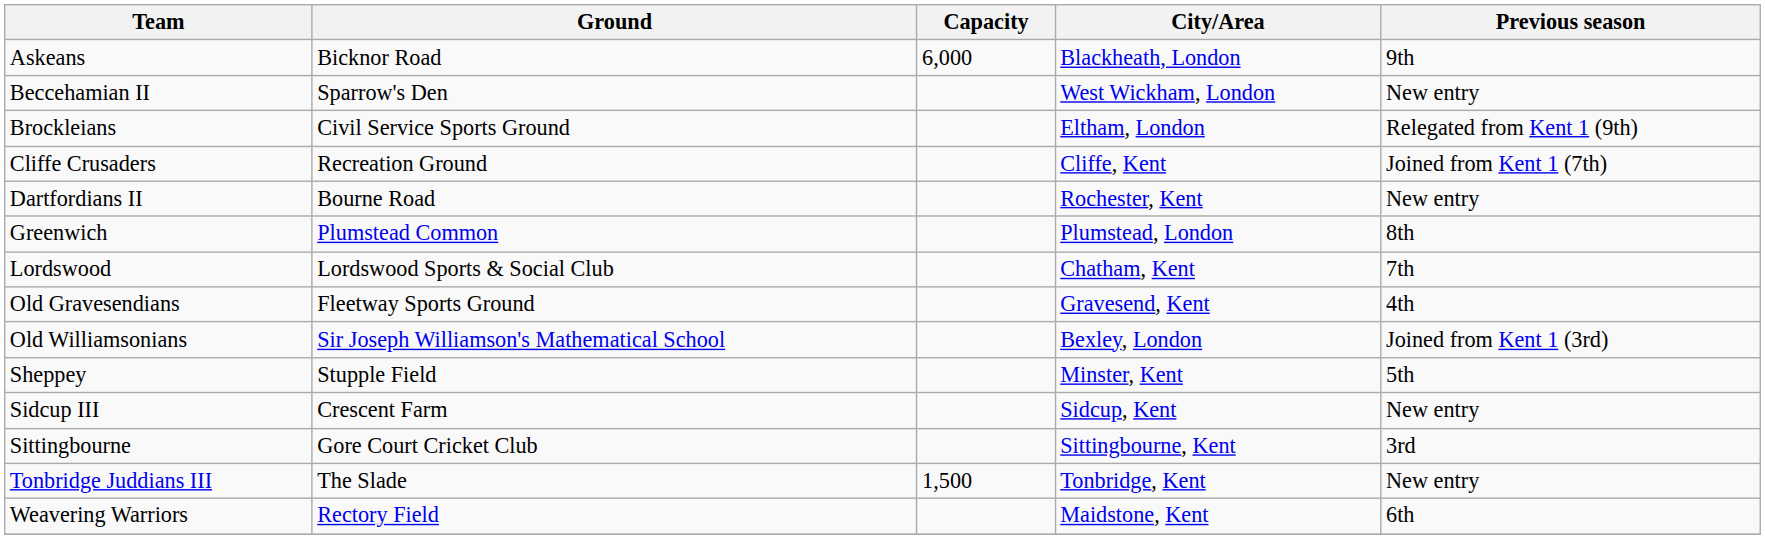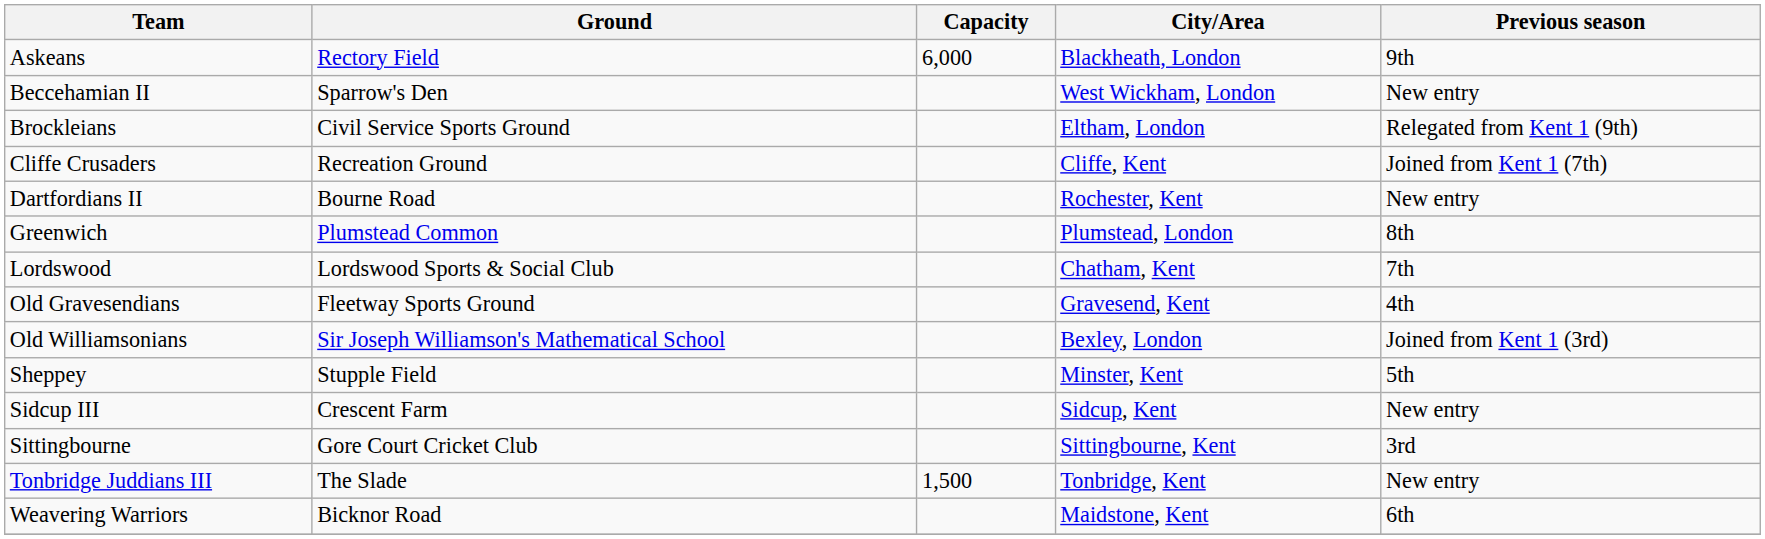(379, 57) Bicknor Road -> (378, 57) Rectory Field
(378, 515) Rectory Field -> (379, 515) Bicknor Road
